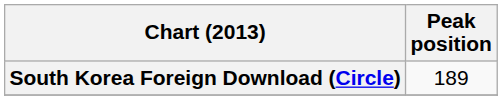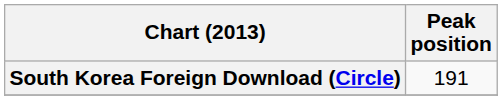(451, 77) 189 -> (451, 77) 191
